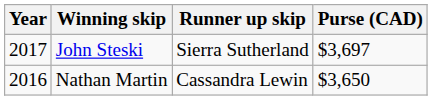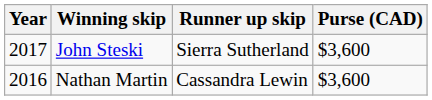(344, 49) $3,697 -> (344, 49) $3,600
(344, 79) $3,650 -> (344, 79) $3,600
